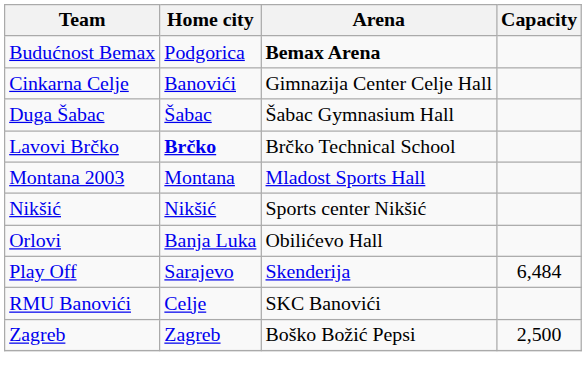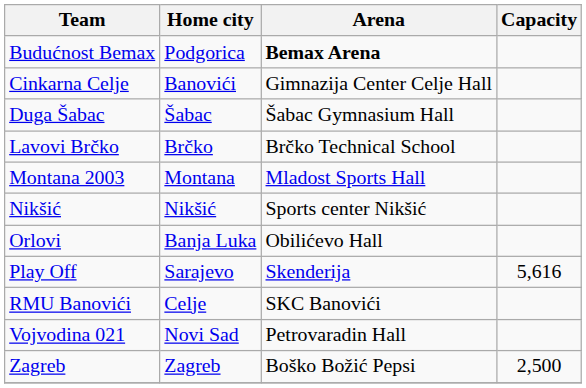(190, 146) bold -> (189, 146) normal
(539, 271) 6,484 -> (539, 271) 5,616
+ row: (67, 334)
